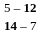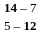rows swapped: (20, 8) <-> (20, 25)
